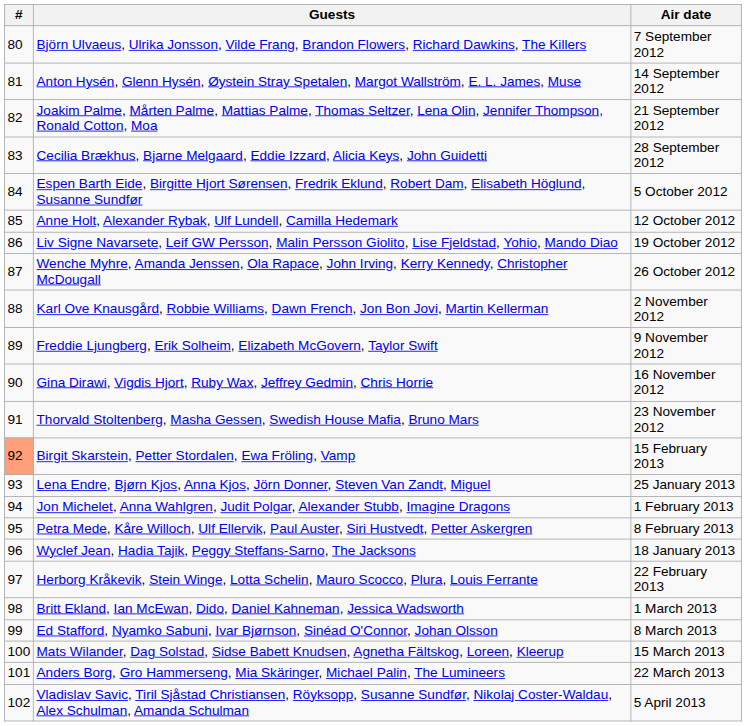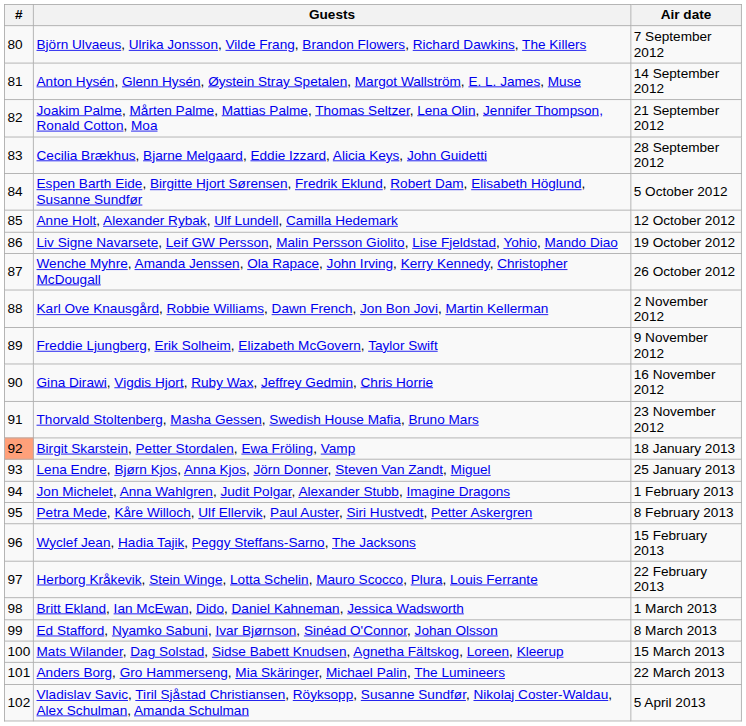(670, 456) 15 February 2013 -> (684, 448) 18 January 2013
(684, 550) 18 January 2013 -> (670, 542) 15 February 2013
